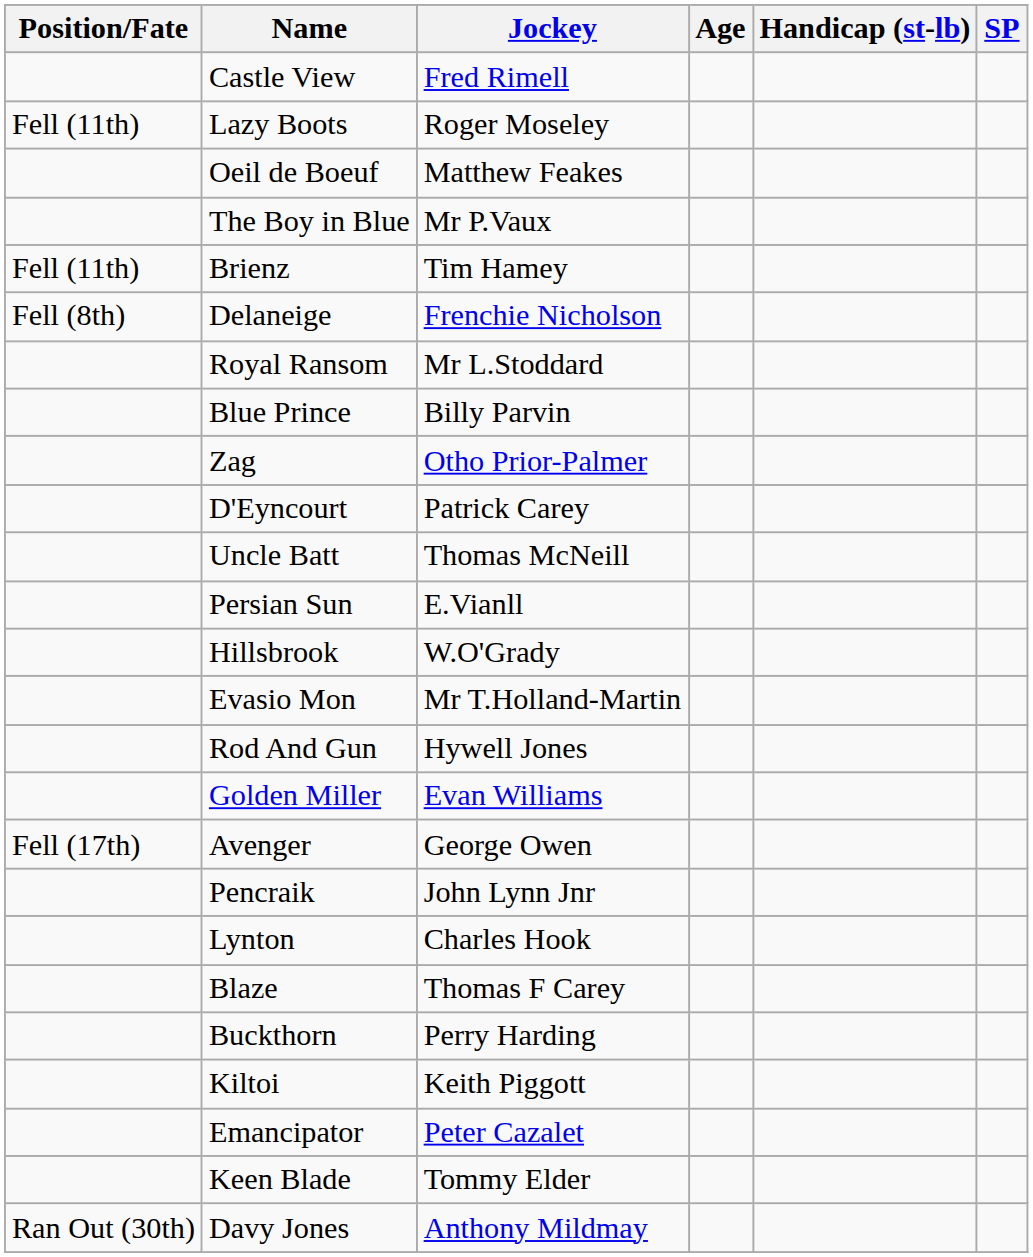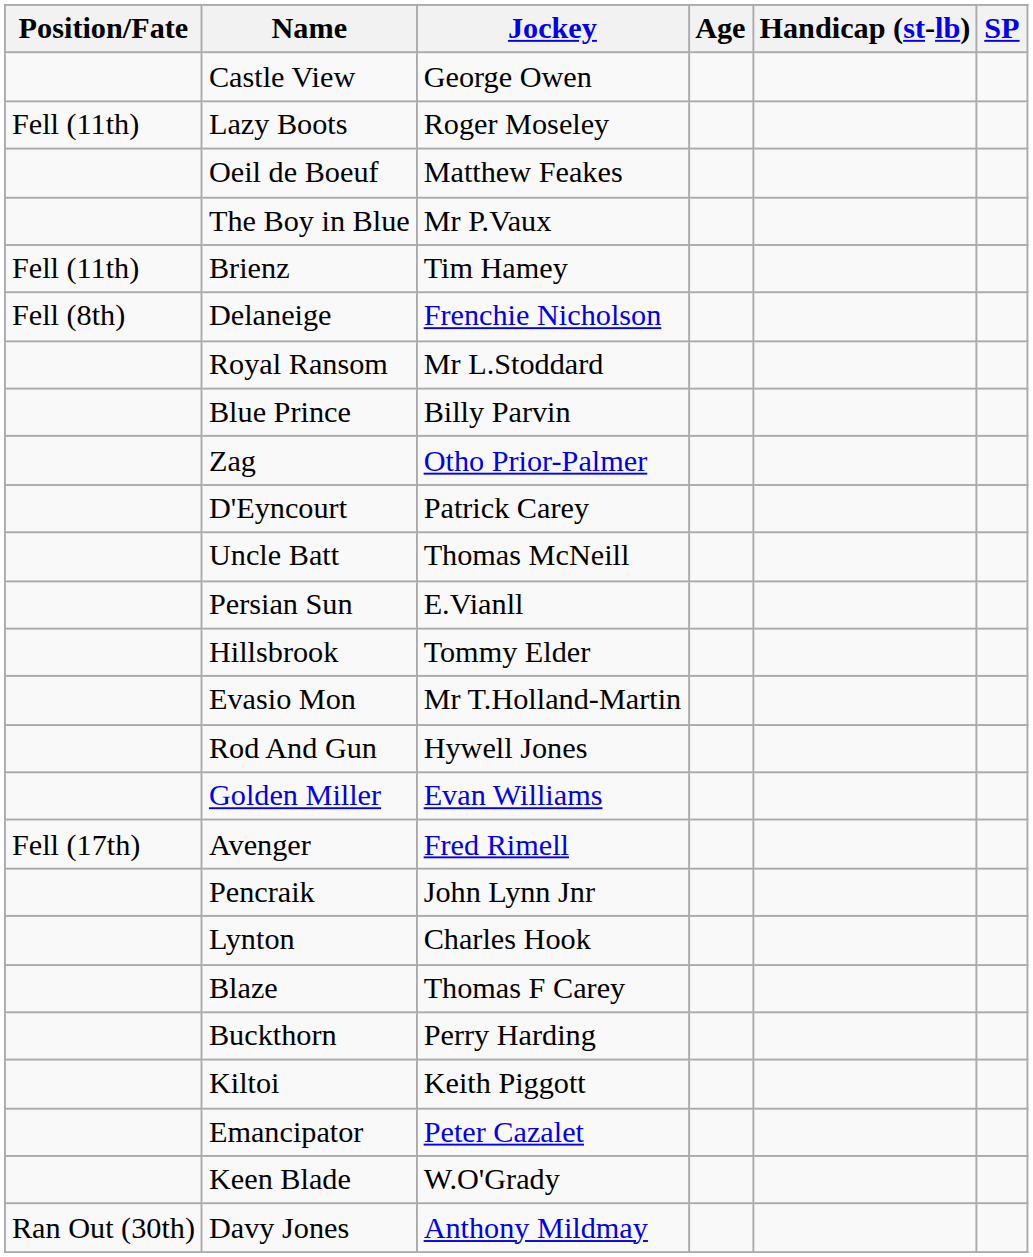(496, 76) Fred Rimell -> (508, 76) George Owen
(492, 651) W.O'Grady -> (507, 651) Tommy Elder
(508, 843) George Owen -> (496, 843) Fred Rimell
(507, 1179) Tommy Elder -> (492, 1179) W.O'Grady
